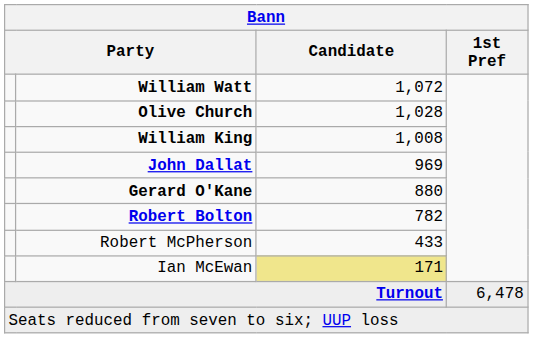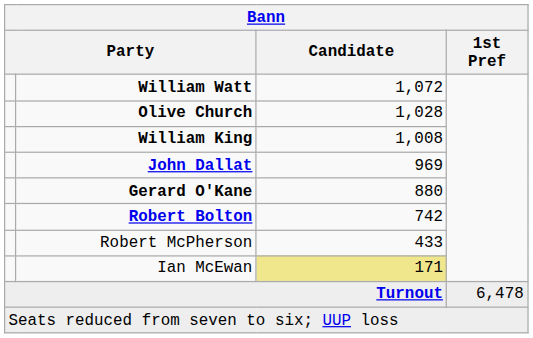(429, 217) 782 -> (429, 217) 742
